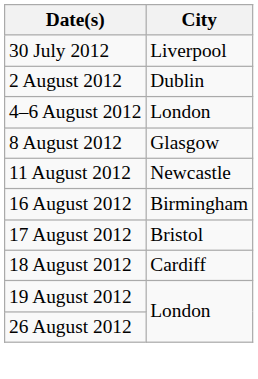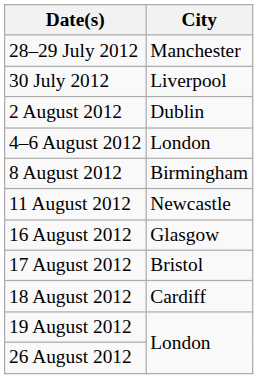+ row: (74, 50)
(185, 142) Glasgow -> (199, 173) Birmingham
(199, 204) Birmingham -> (185, 234) Glasgow
